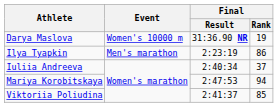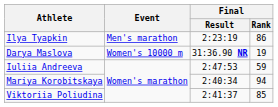rows swapped: (37, 53) <-> (39, 39)
(220, 67) 2:40:34 -> (220, 67) 2:47:53
(261, 67) 37 -> (261, 67) 59
(220, 81) 2:47:53 -> (220, 81) 2:40:34
